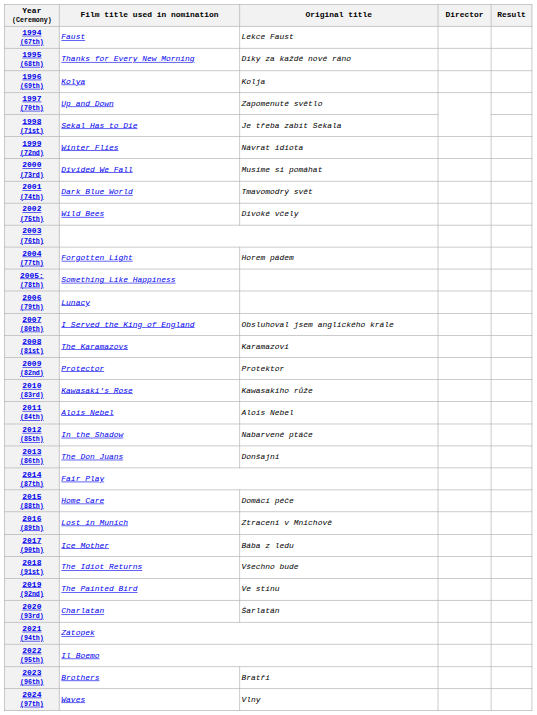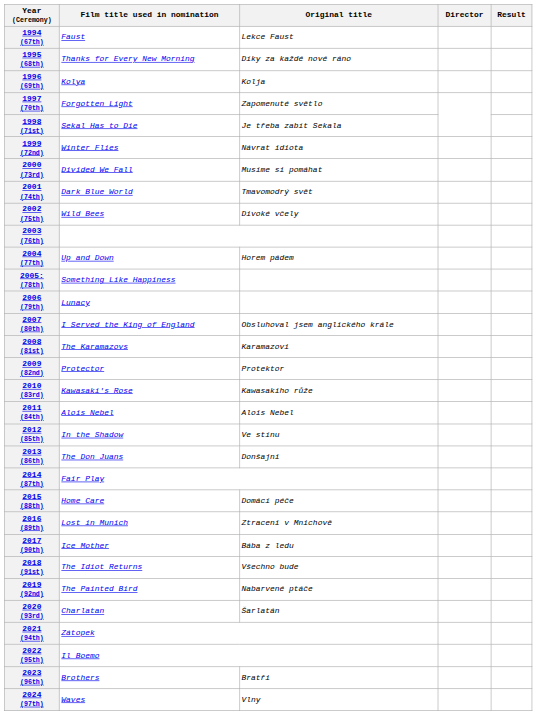(88, 104) Up and Down -> (97, 104) Forgotten Light
(97, 258) Forgotten Light -> (88, 258) Up and Down
(277, 435) Nabarvené ptáče -> (261, 435) Ve stínu
(261, 589) Ve stínu -> (277, 589) Nabarvené ptáče
